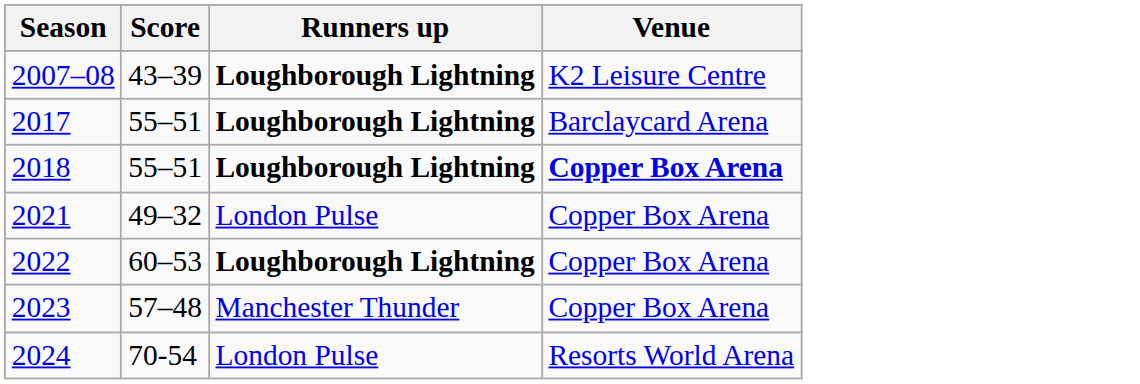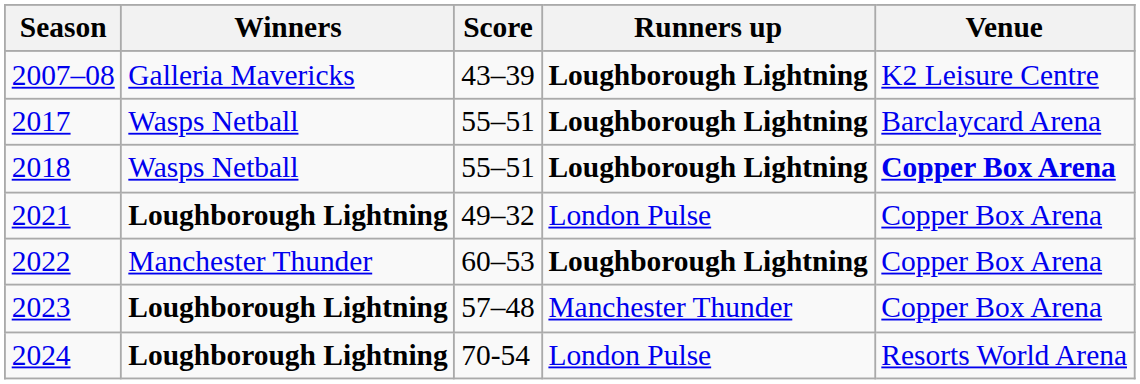+ column: (288, 27)
